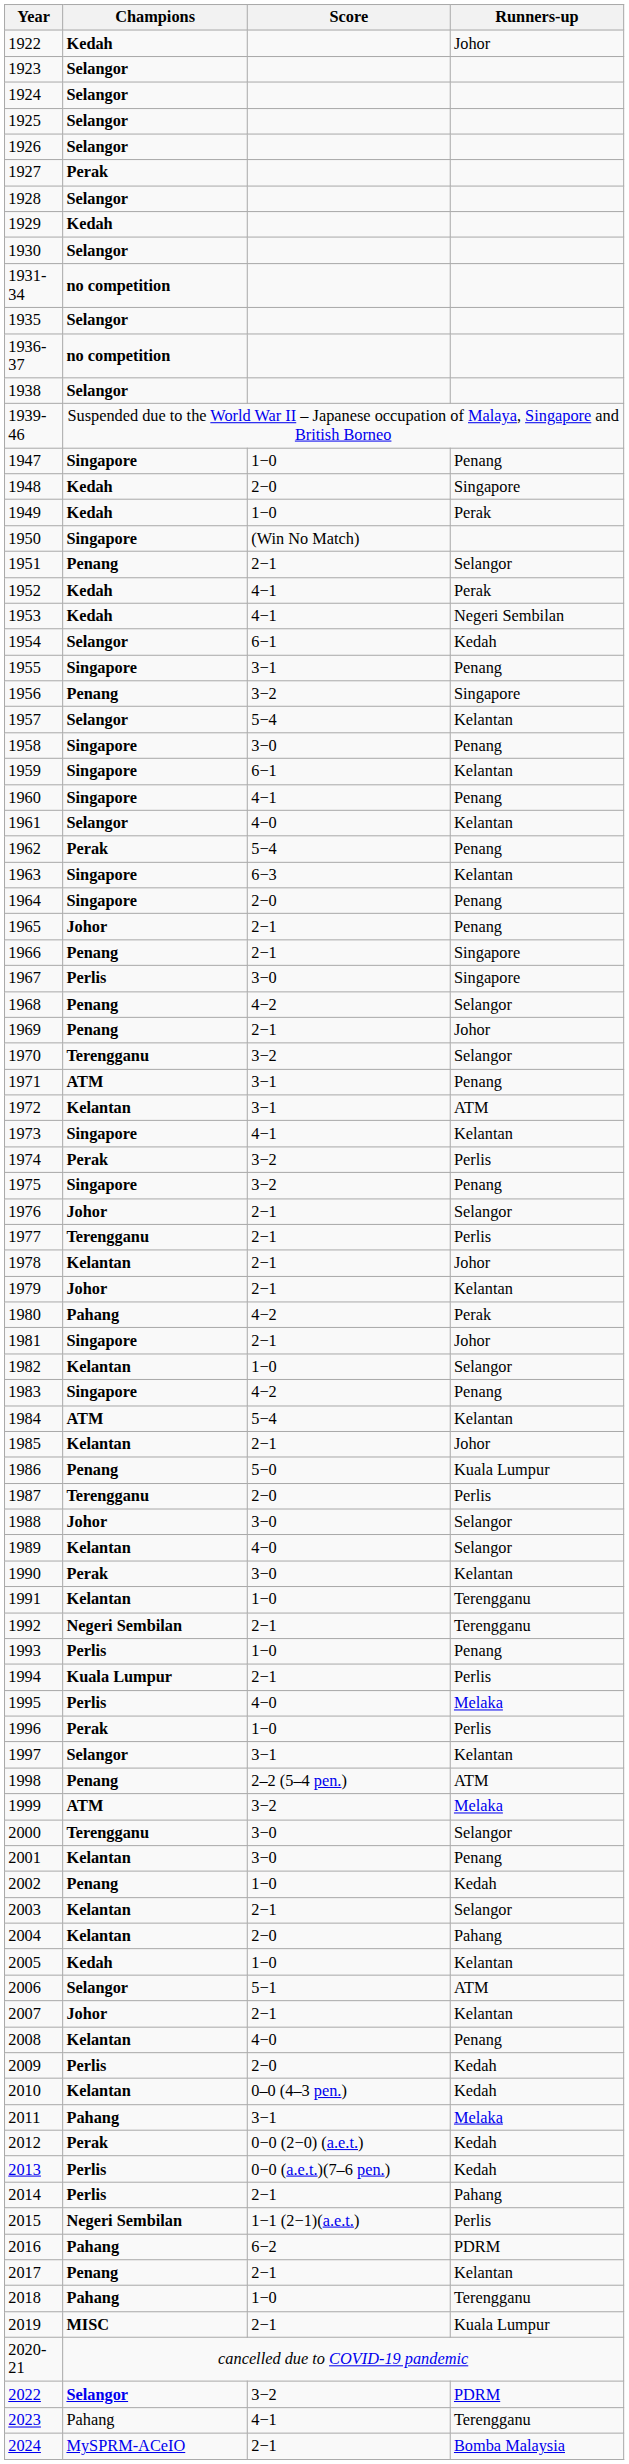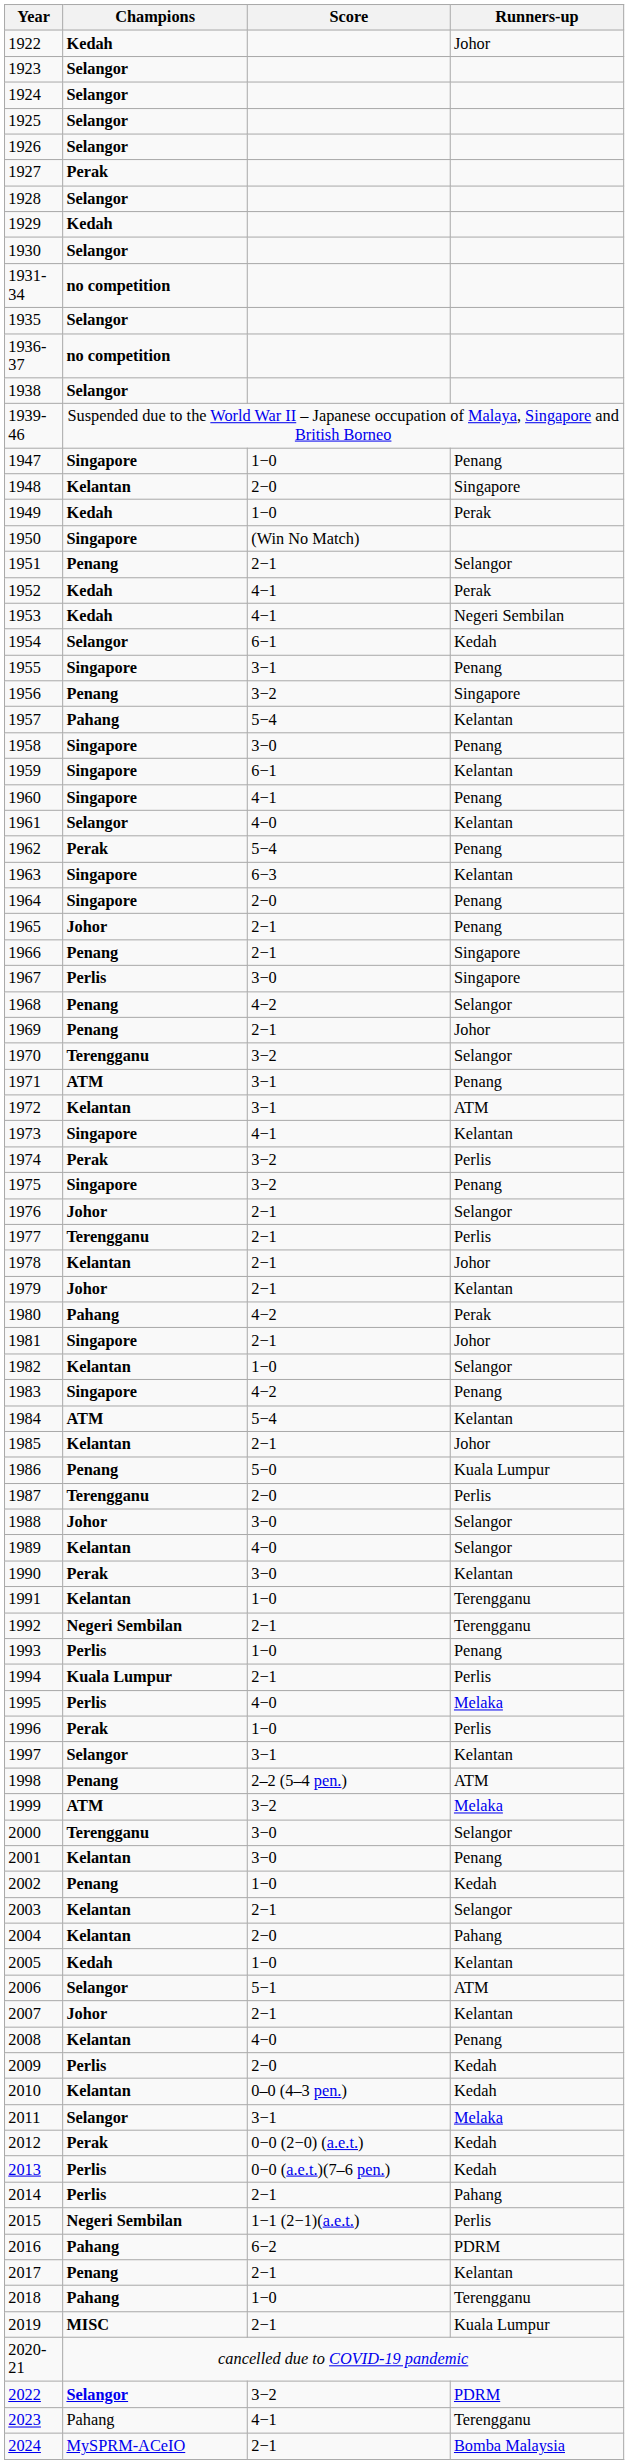(90, 486) Kedah -> (99, 486) Kelantan
(97, 719) Selangor -> (93, 719) Pahang
(93, 2117) Pahang -> (97, 2117) Selangor
